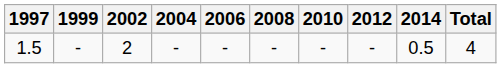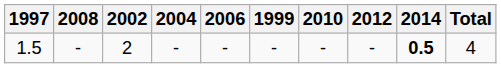columns swapped: (78, 18) <-> (274, 18)
(421, 47) normal -> (421, 47) bold
